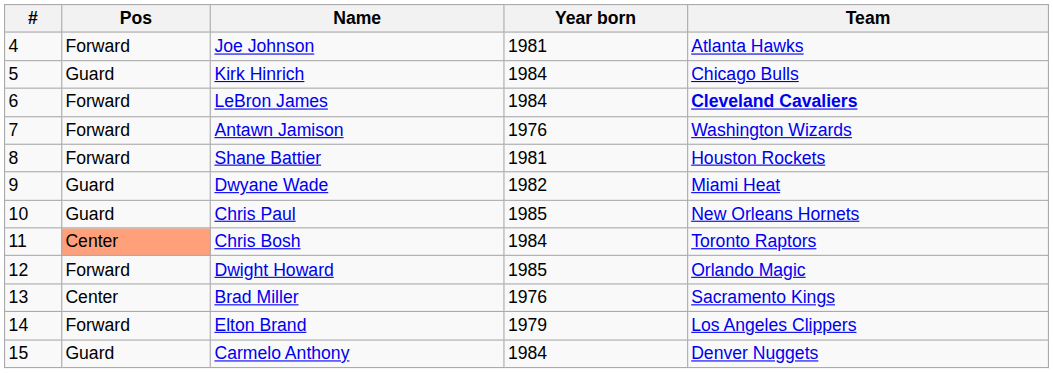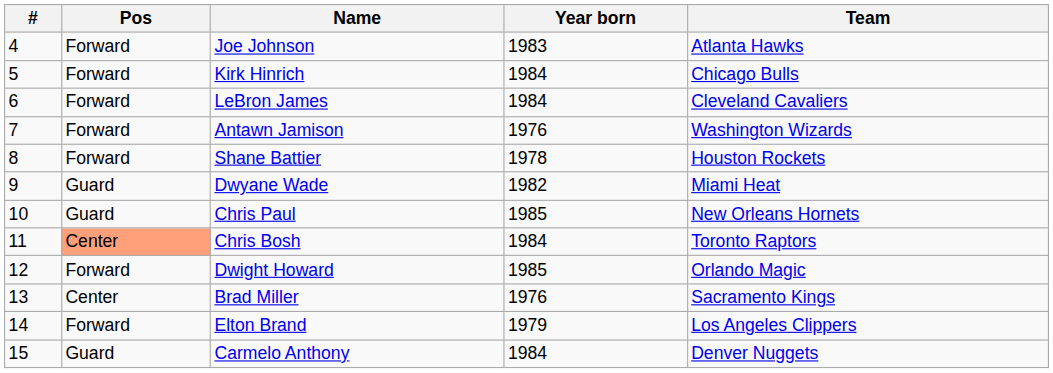(528, 46) 1981 -> (528, 46) 1983
(90, 74) Guard -> (98, 74) Forward
(774, 102) bold -> (769, 102) normal
(528, 158) 1981 -> (528, 158) 1978
